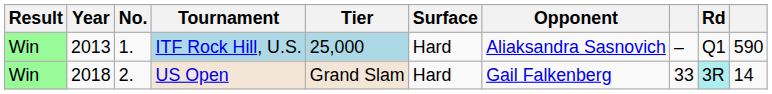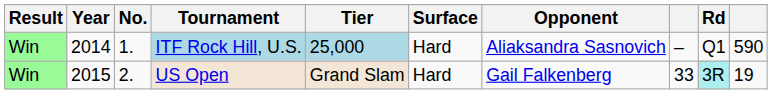(91, 46) 2013 -> (91, 46) 2014
(91, 74) 2018 -> (91, 74) 2015
(744, 74) 14 -> (744, 74) 19
